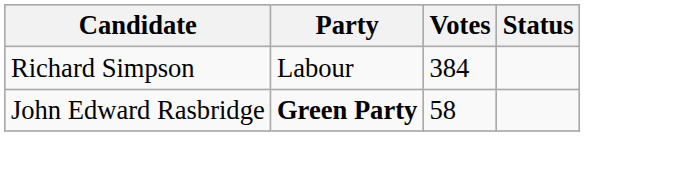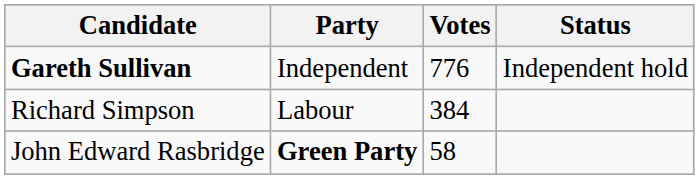+ row: (101, 67)
